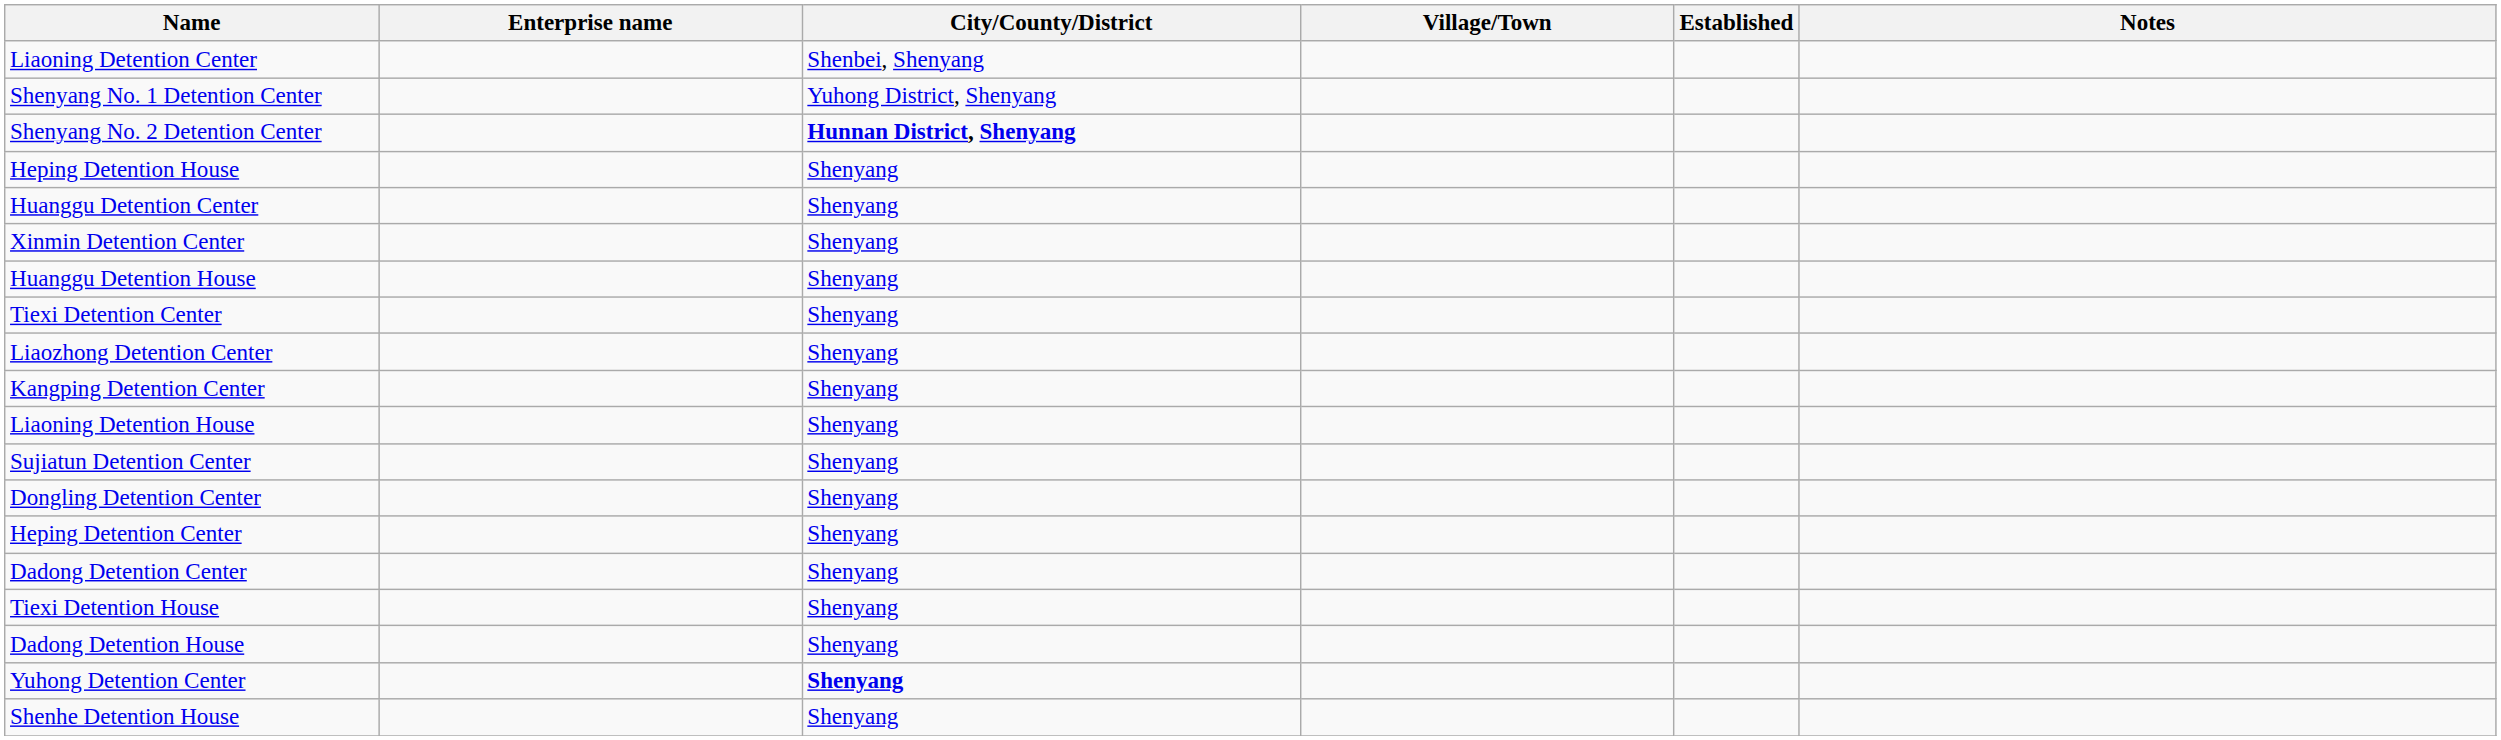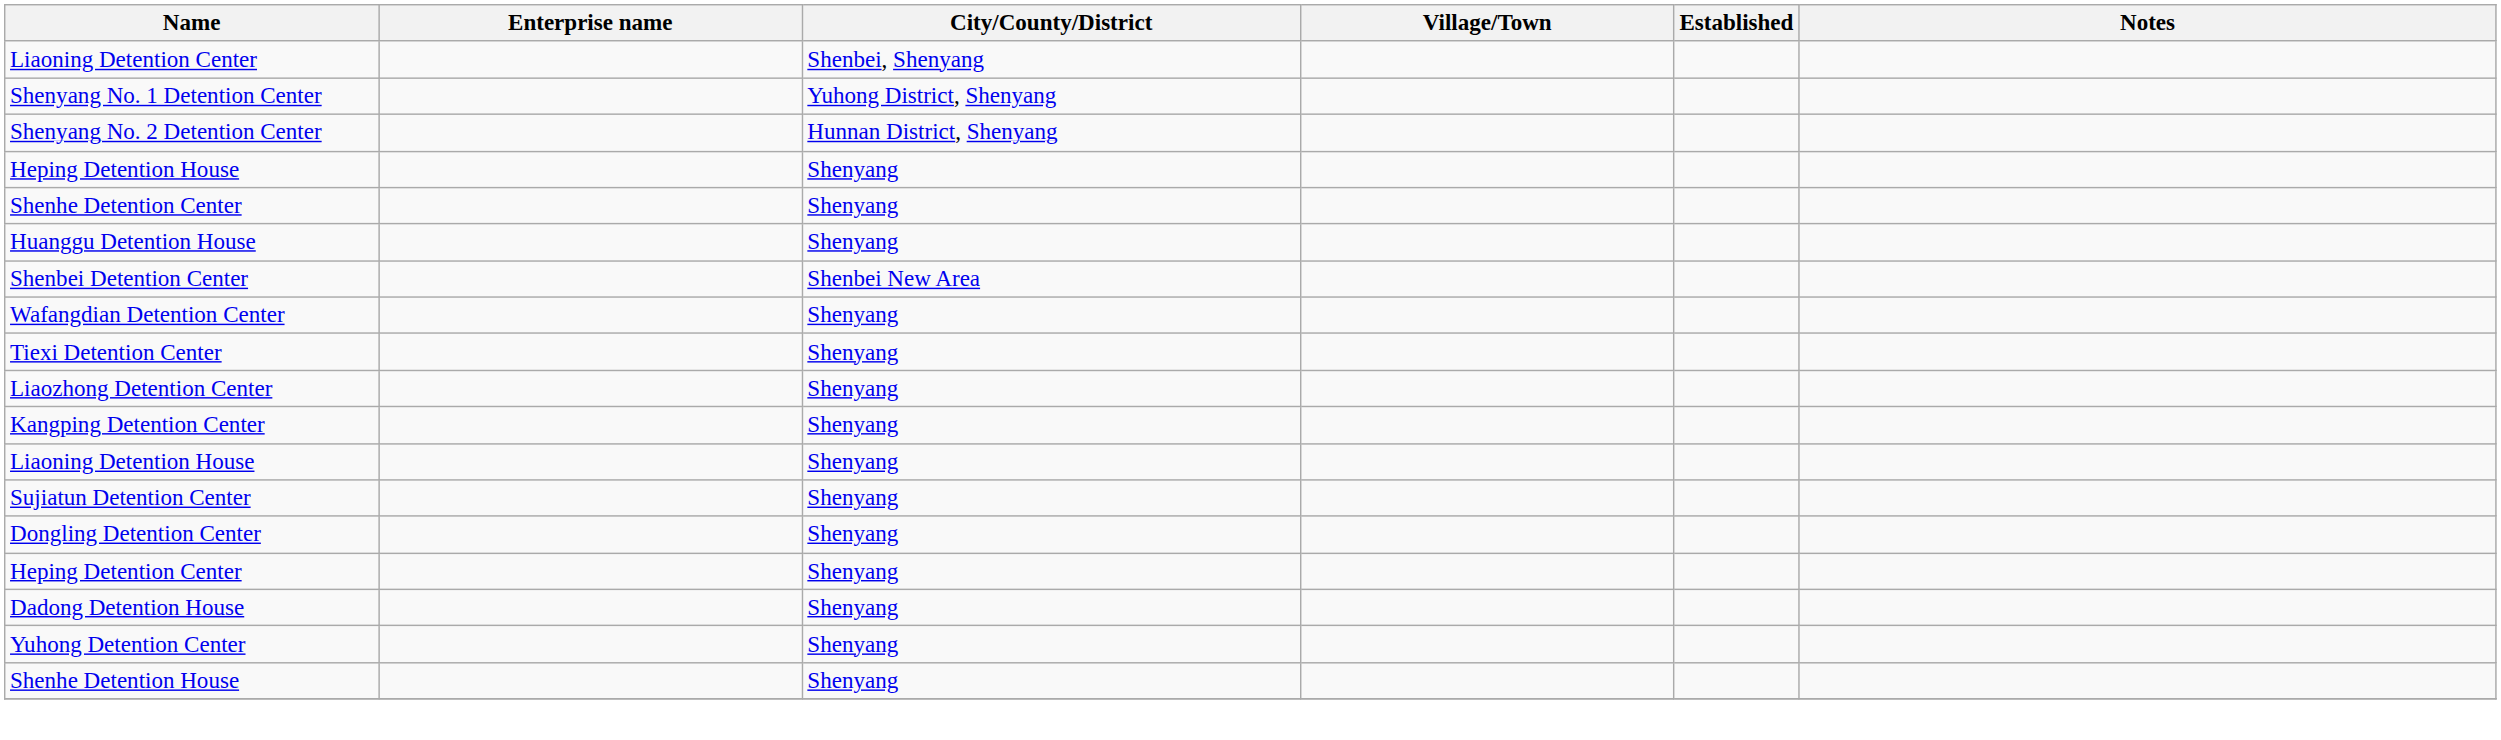(941, 132) bold -> (932, 132) normal
- row: (134, 205)
- row: (127, 242)
+ row: (126, 205)
+ row: (129, 278)
+ row: (147, 315)
- row: (128, 570)
- row: (115, 607)
(855, 680) bold -> (853, 643) normal
